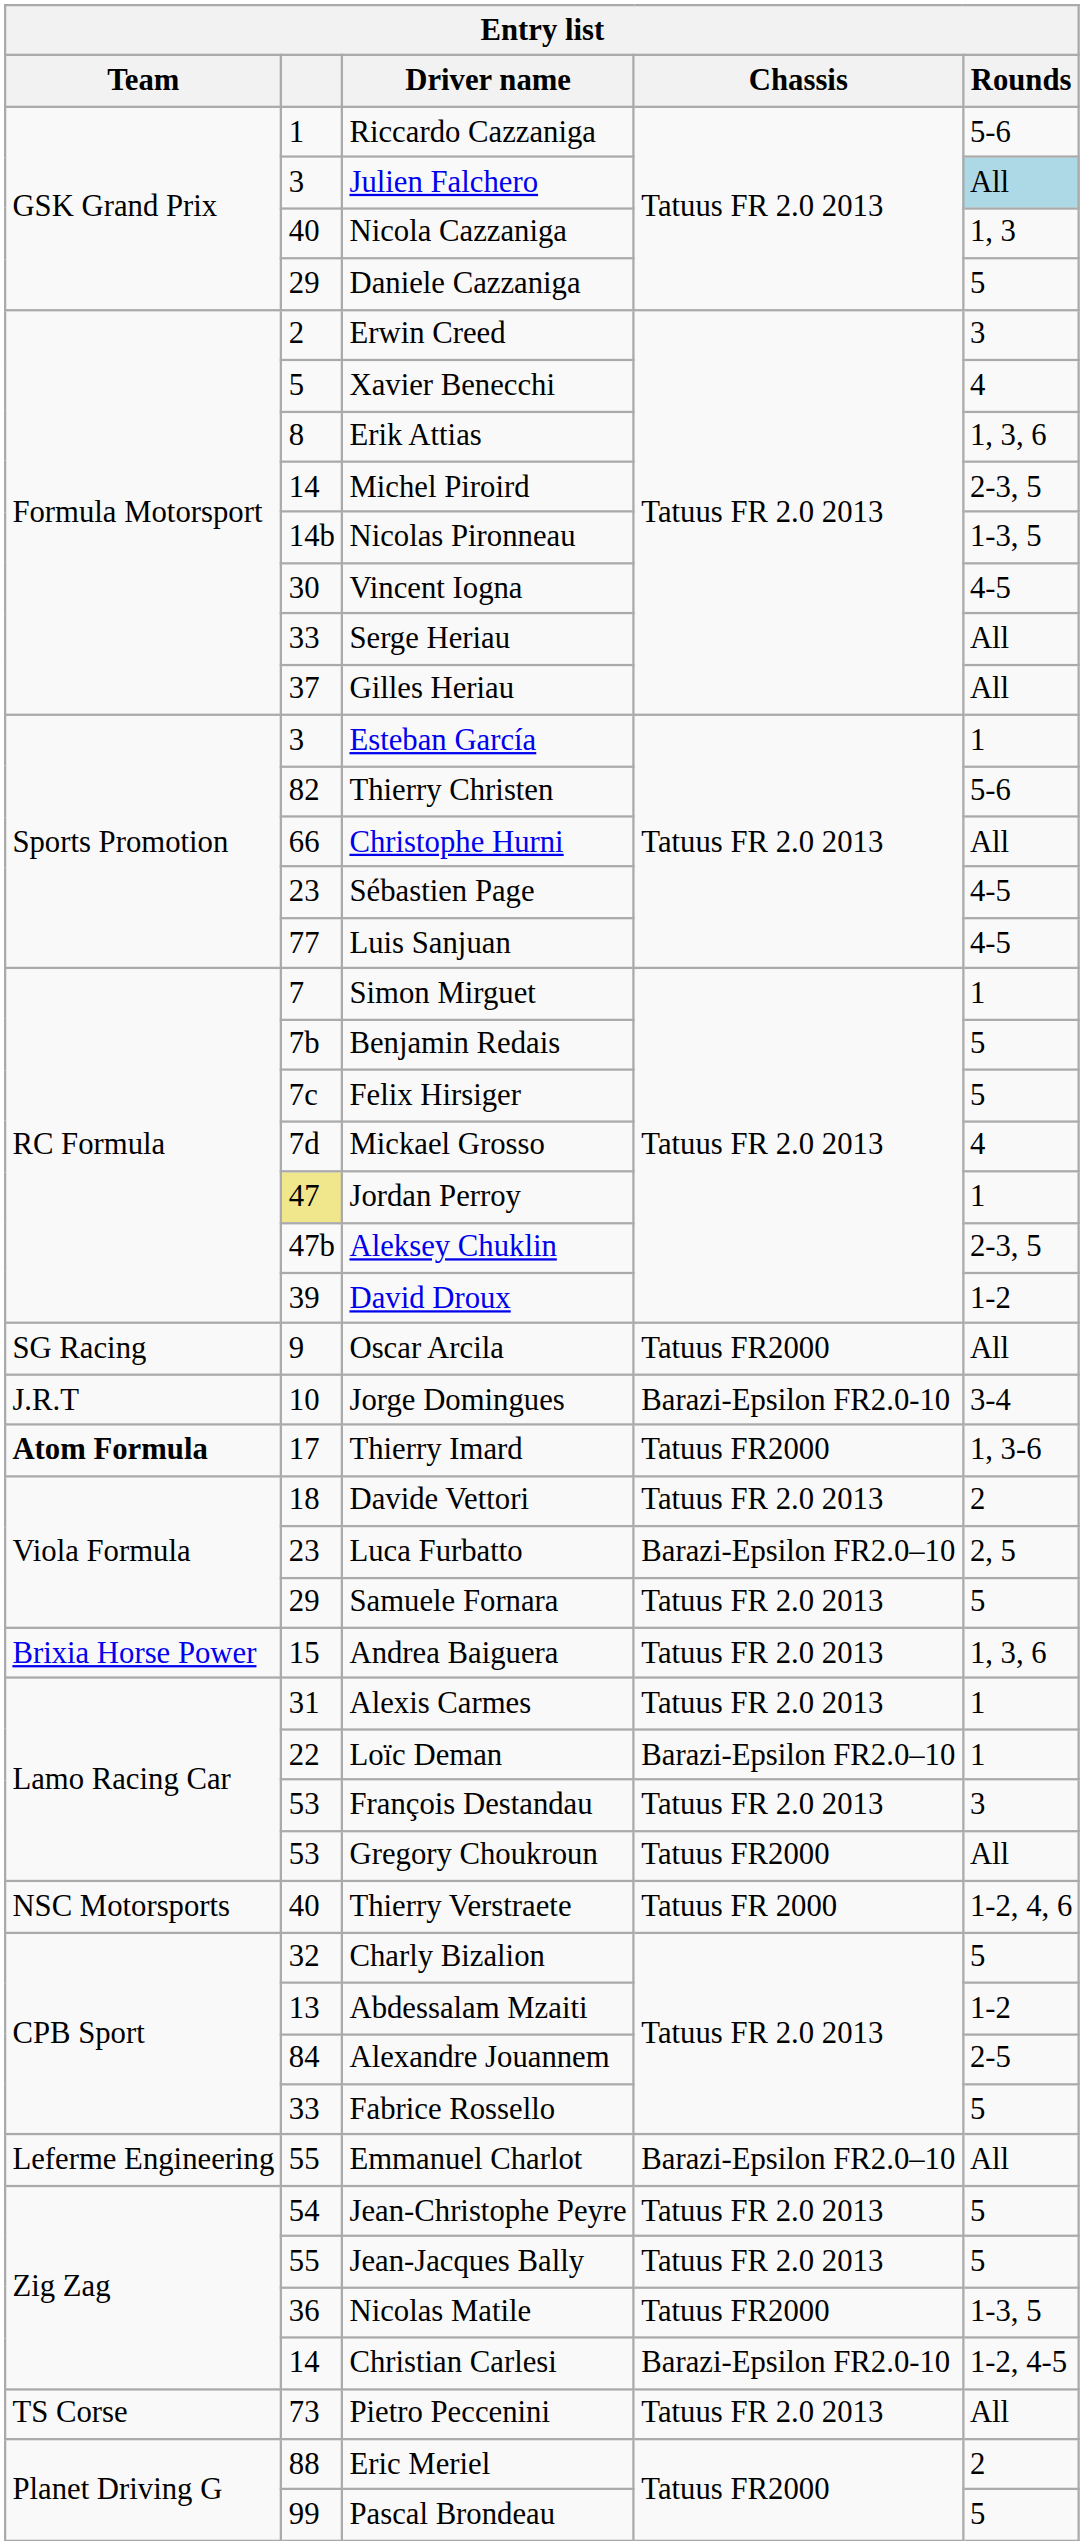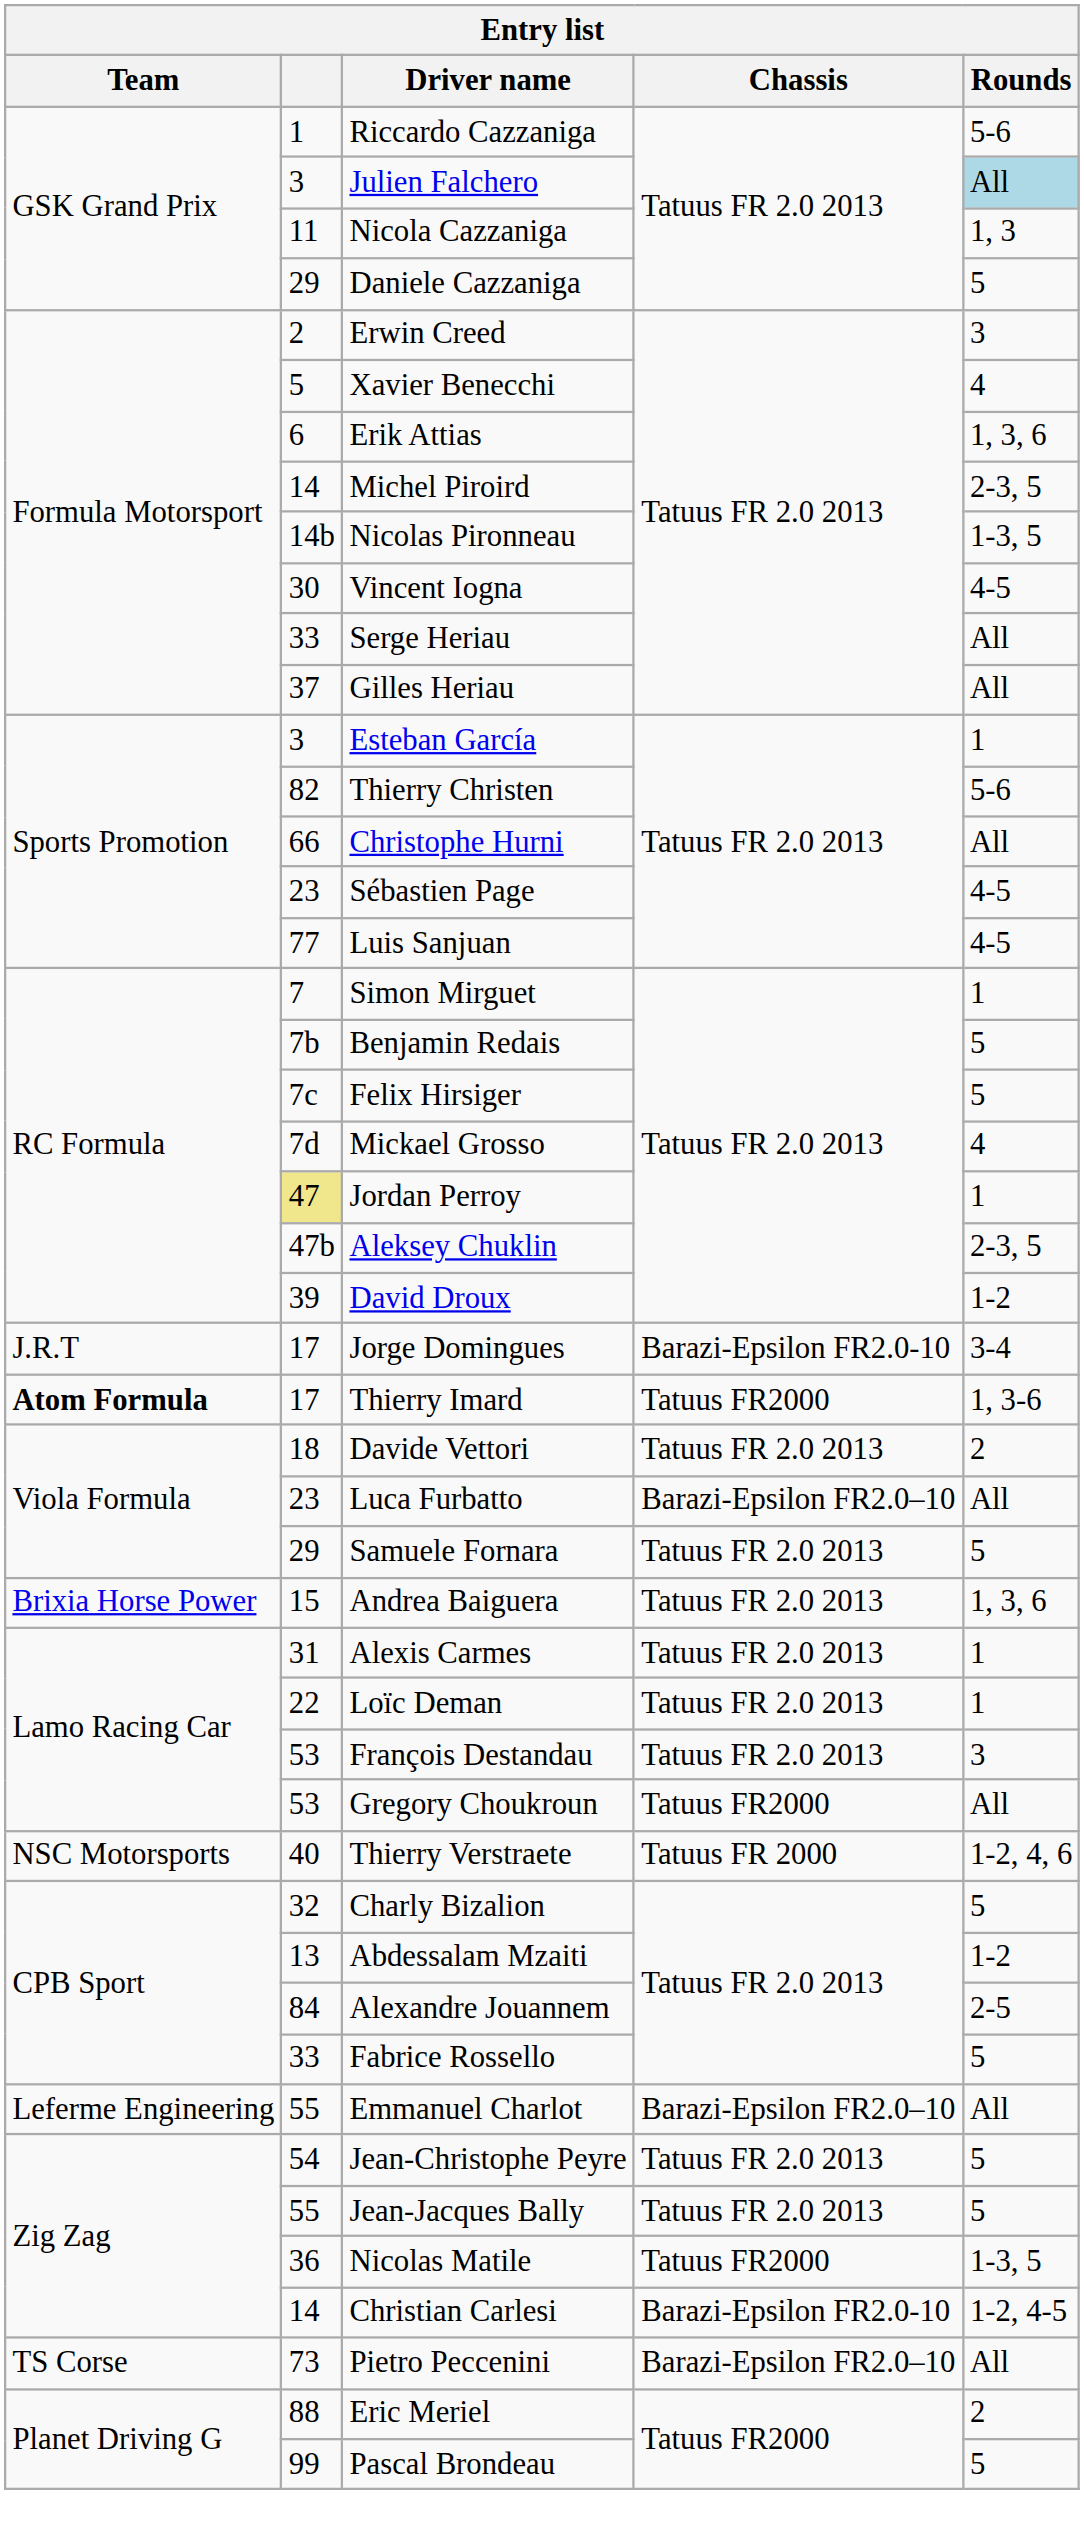(304, 232) 40 -> (304, 232) 11
(297, 435) 8 -> (297, 435) 6
- row: (427, 1347)
(304, 1398) 10 -> (304, 1347) 17
(993, 1550) 2, 5 -> (990, 1500) All
(798, 1753) Barazi-Epsilon FR2.0–10 -> (762, 1702) Tatuus FR 2.0 2013
(762, 2412) Tatuus FR 2.0 2013 -> (798, 2362) Barazi-Epsilon FR2.0–10
